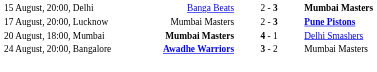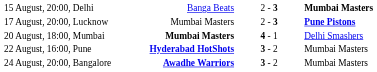+ row: (48, 49)
